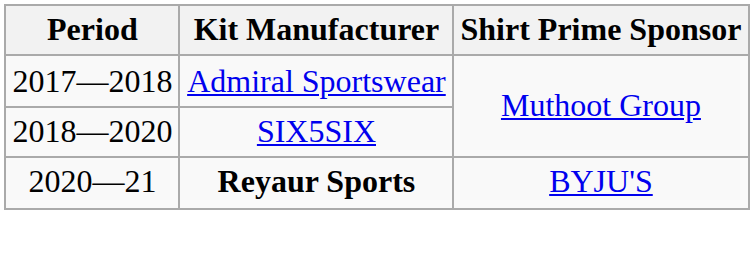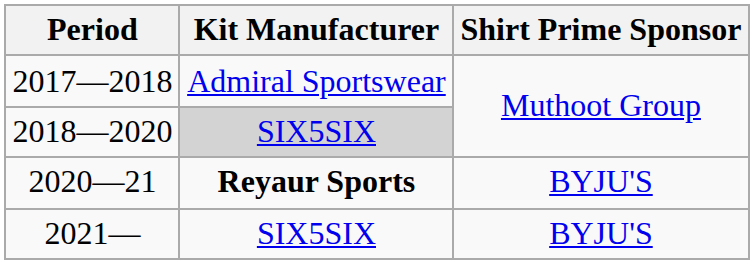(316, 131) no background -> (316, 131) lightgrey background
+ row: (92, 232)
